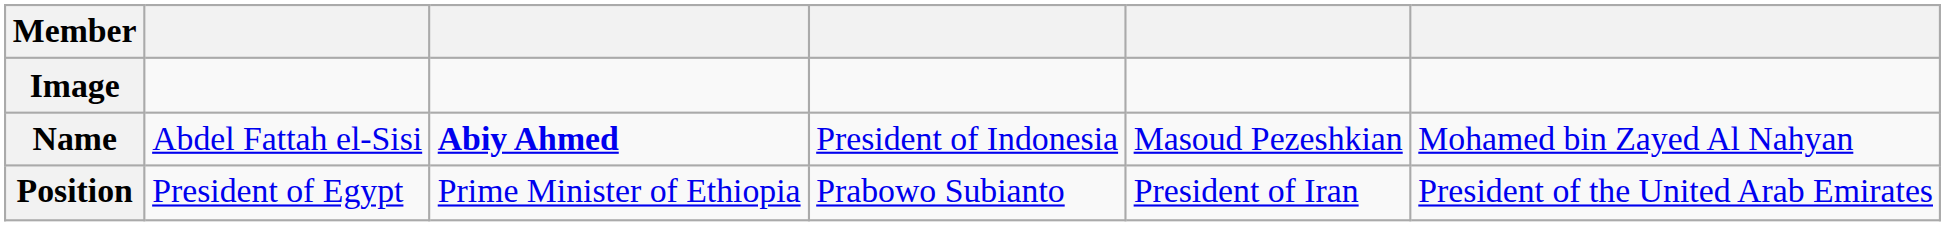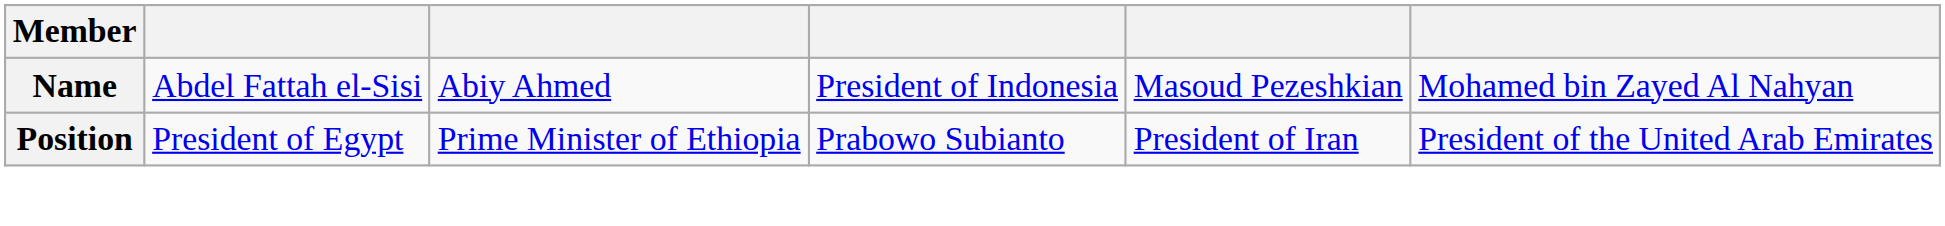- row: (75, 84)
(528, 138) bold -> (524, 84) normal
